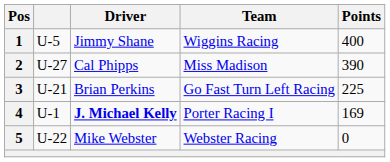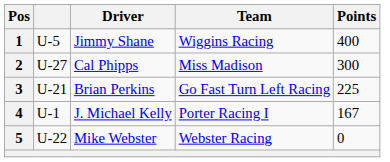(353, 65) 390 -> (348, 65) 300
(125, 114) bold -> (123, 114) normal
(353, 114) 169 -> (348, 114) 167
